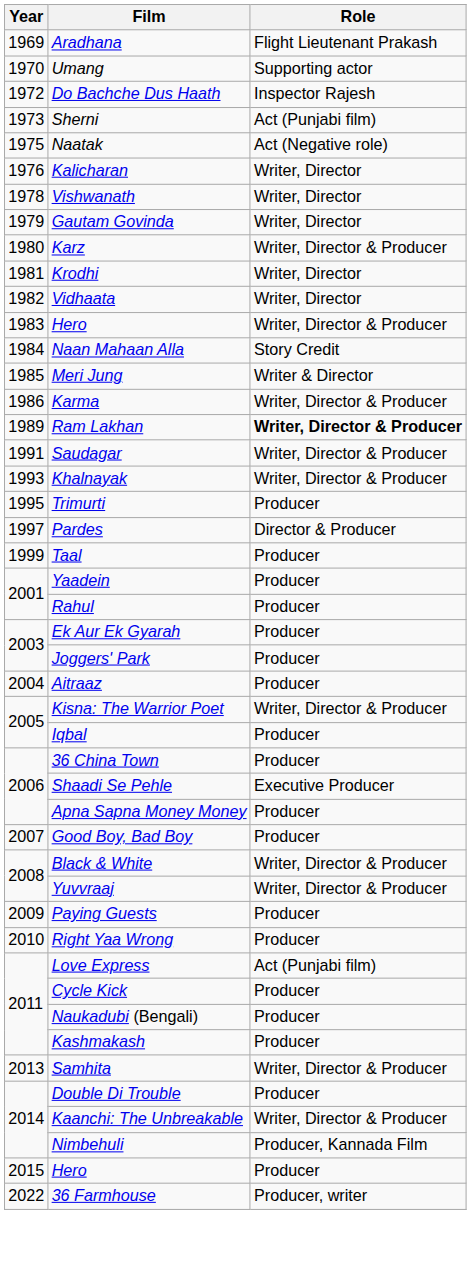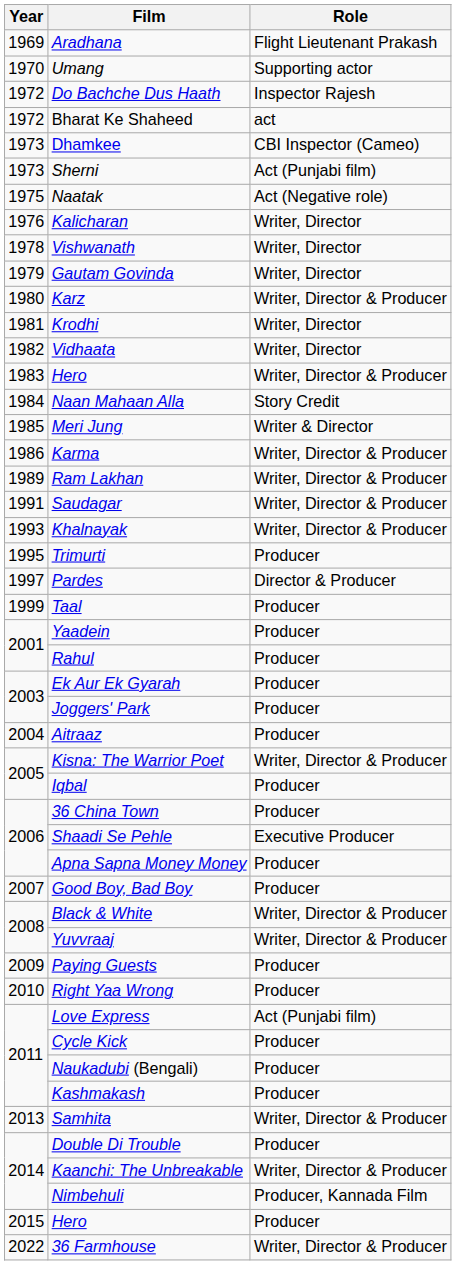+ row: (26, 119)
+ row: (26, 145)
(358, 427) bold -> (350, 478) normal
(311, 1196) Producer, writer -> (350, 1247) Writer, Director & Producer
